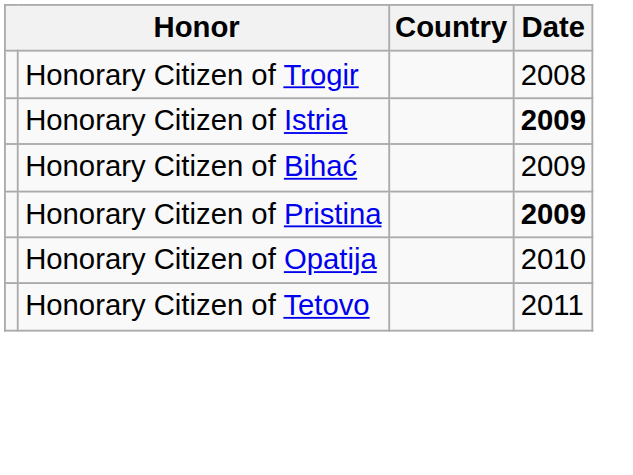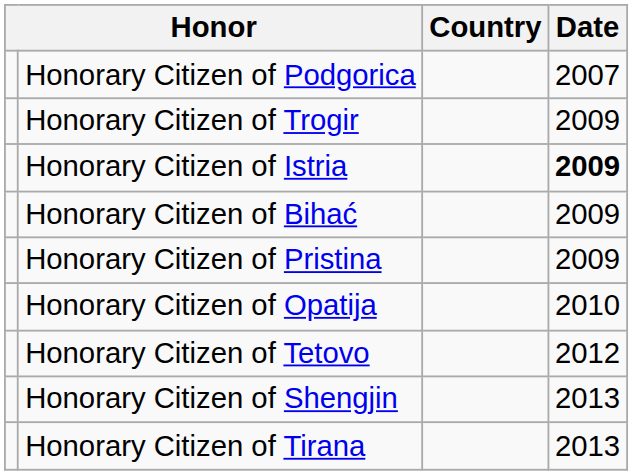+ row: (220, 74)
(553, 74) 2008 -> (588, 120) 2009
(553, 213) bold -> (588, 259) normal
(552, 306) 2011 -> (588, 352) 2012
+ row: (212, 399)
+ row: (195, 445)
